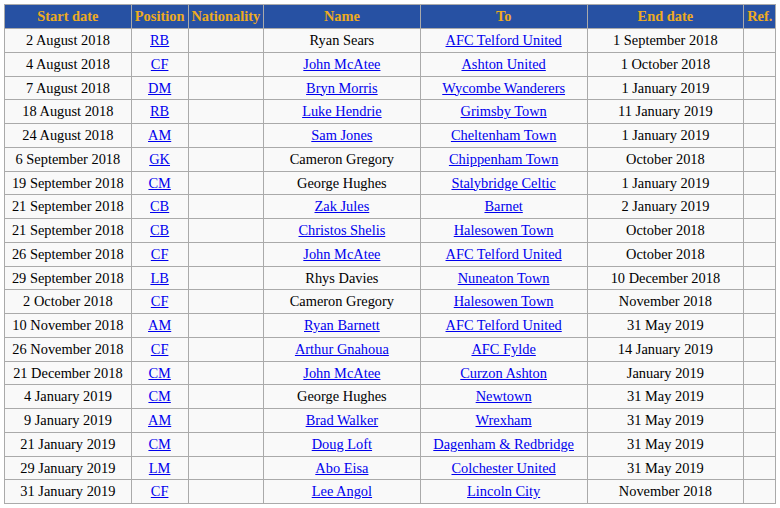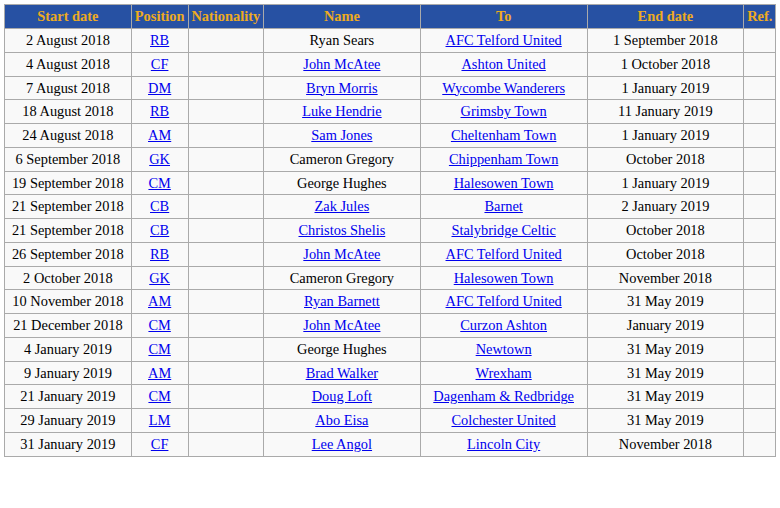(504, 183) Stalybridge Celtic -> (504, 183) Halesowen Town
(504, 230) Halesowen Town -> (504, 230) Stalybridge Celtic
(160, 254) CF -> (160, 254) RB
- row: (68, 278)
(160, 301) CF -> (160, 278) GK
- row: (68, 349)
